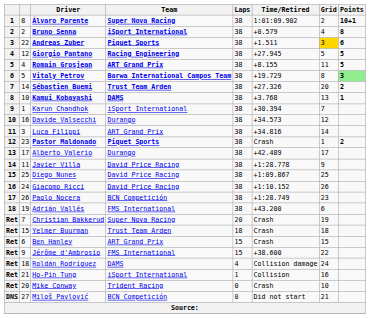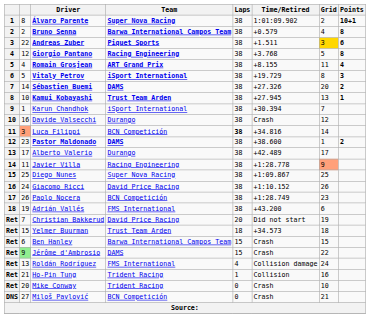(147, 32) iSport International -> (169, 32) Barwa International Campos Team
(268, 54) +27.945 -> (266, 54) +3.768
(342, 54) 5 -> (342, 54) 8
(342, 65) 5 -> (342, 65) 4
(169, 76) Barwa International Campos Team -> (147, 76) iSport International
(342, 76) lightgreen background -> (342, 76) no background
(139, 87) Trust Team Arden -> (115, 87) DAMS
(115, 98) DAMS -> (139, 98) Trust Team Arden
(266, 98) +3.768 -> (268, 98) +27.945
(268, 120) +34.573 -> (264, 120) Crash
(23, 131) no background -> (23, 131) lightsalmon background
(135, 131) ART Grand Prix -> (137, 131) BCN Competición
(238, 131) normal -> (238, 131) bold
(133, 142) Piquet Sports -> (115, 142) DAMS
(264, 142) Crash -> (268, 142) +38.600
(143, 164) David Price Racing -> (143, 164) Racing Engineering
(323, 164) no background -> (323, 164) lightsalmon background
(143, 176) David Price Racing -> (141, 176) Super Nova Racing
(141, 220) Super Nova Racing -> (143, 220) David Price Racing
(264, 220) Crash -> (280, 220) Did not start
(264, 231) Crash -> (268, 231) +34.573
(135, 242) ART Grand Prix -> (169, 242) Barwa International Campos Team
(23, 253) no background -> (23, 253) lightgreen background
(141, 253) FMS International -> (115, 253) DAMS
(268, 253) +38.600 -> (264, 253) Crash
(25, 264) 18 -> (25, 264) 13
(115, 264) DAMS -> (141, 264) FMS International
(147, 275) iSport International -> (135, 275) Trident Racing
(280, 297) Did not start -> (264, 297) Crash
